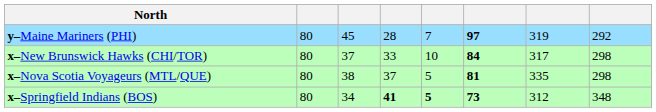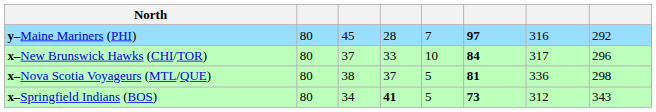(539, 35) 319 -> (539, 35) 316
(602, 55) 298 -> (602, 55) 296
(539, 76) 335 -> (539, 76) 336
(428, 96) bold -> (428, 96) normal
(602, 96) 348 -> (602, 96) 343
